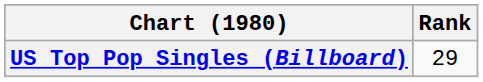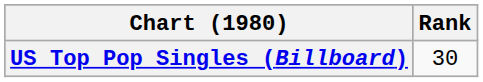(445, 59) 29 -> (445, 59) 30
